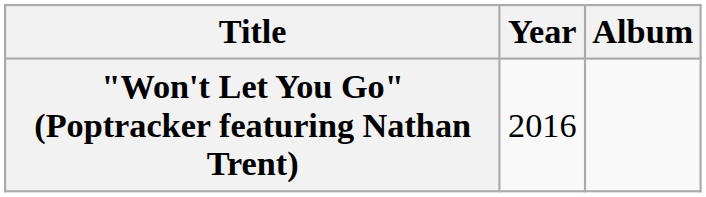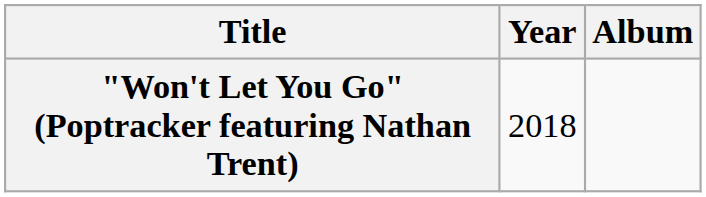(542, 124) 2016 -> (542, 124) 2018
